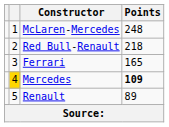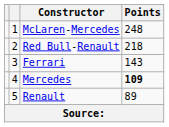(134, 63) 165 -> (134, 63) 143
(15, 80) gold background -> (15, 80) no background
